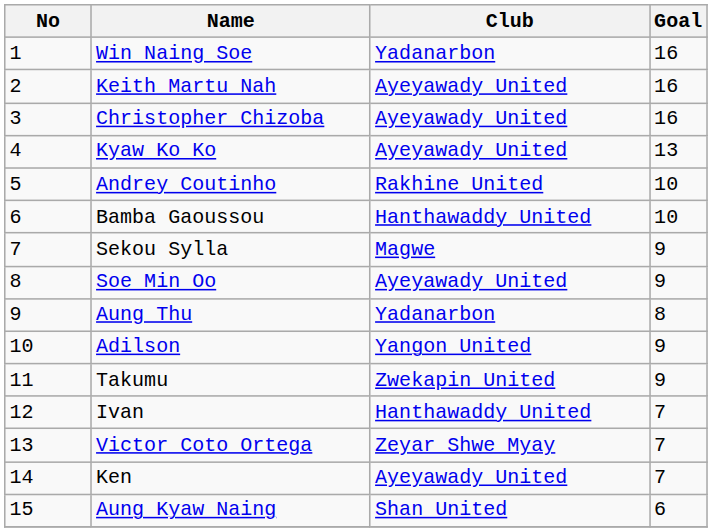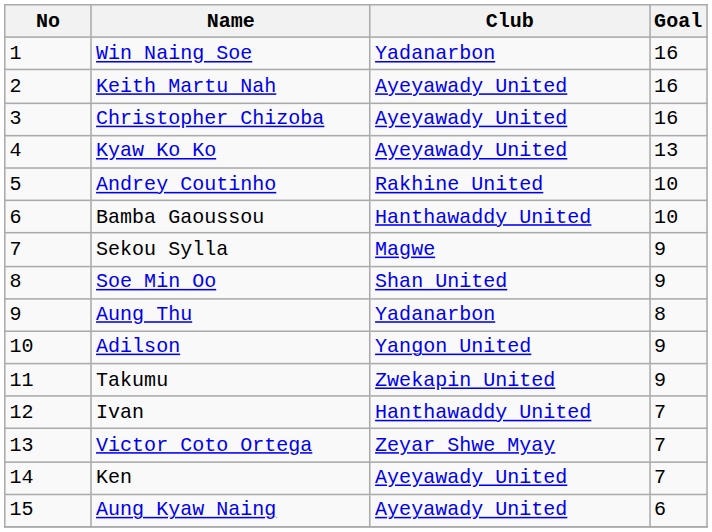(471, 282) Ayeyawady United -> (441, 282) Shan United
(441, 511) Shan United -> (471, 511) Ayeyawady United
